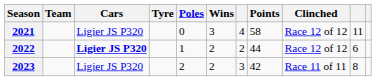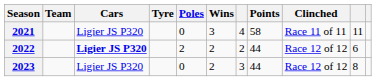(316, 31) Race 12 of 12 -> (316, 31) Race 11 of 11
(182, 48) 1 -> (182, 48) 2
(182, 66) 2 -> (182, 66) 0
(255, 66) 42 -> (255, 66) 44
(316, 66) Race 11 of 11 -> (316, 66) Race 12 of 12
